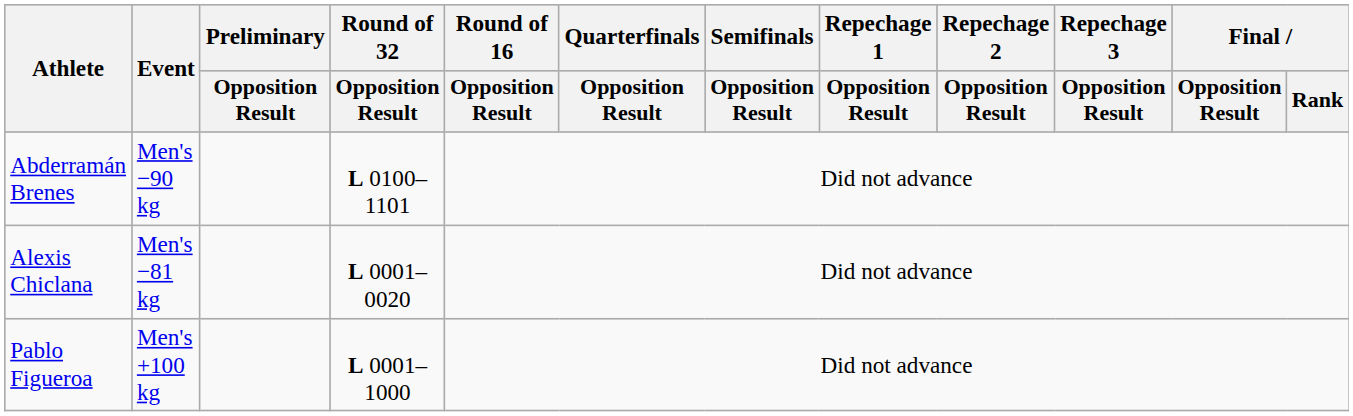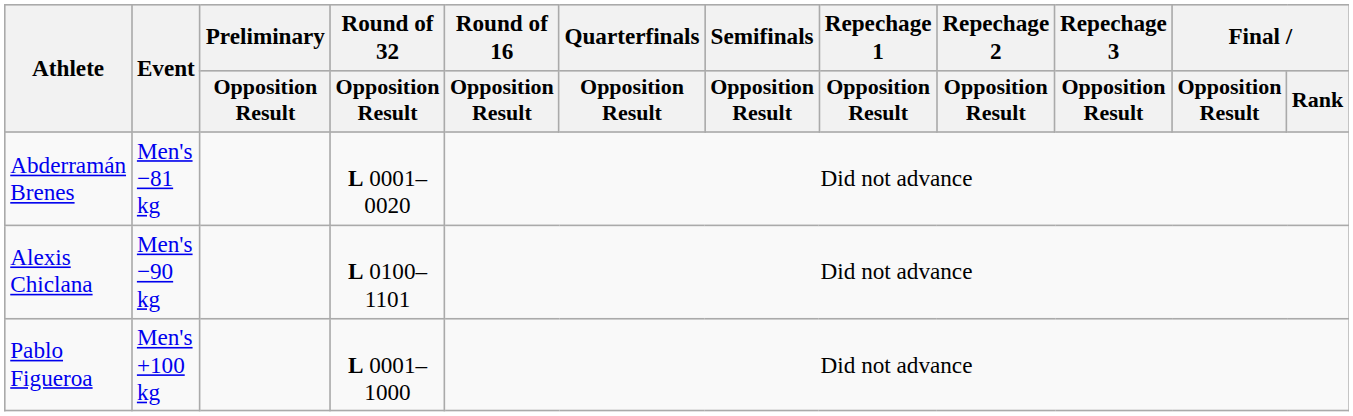(165, 178) Men's −90 kg -> (165, 178) Men's −81 kg
(388, 192) L 0100–1101 -> (388, 192) L 0001–0020
(165, 271) Men's −81 kg -> (165, 271) Men's −90 kg
(388, 285) L 0001–0020 -> (388, 285) L 0100–1101
